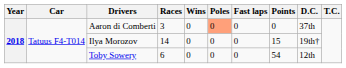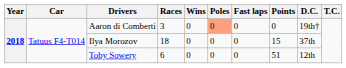(307, 25) 37th -> (309, 25) 19th†
(164, 40) 14 -> (164, 40) 18
(309, 40) 19th† -> (307, 40) 37th
(276, 55) 54 -> (276, 55) 51
